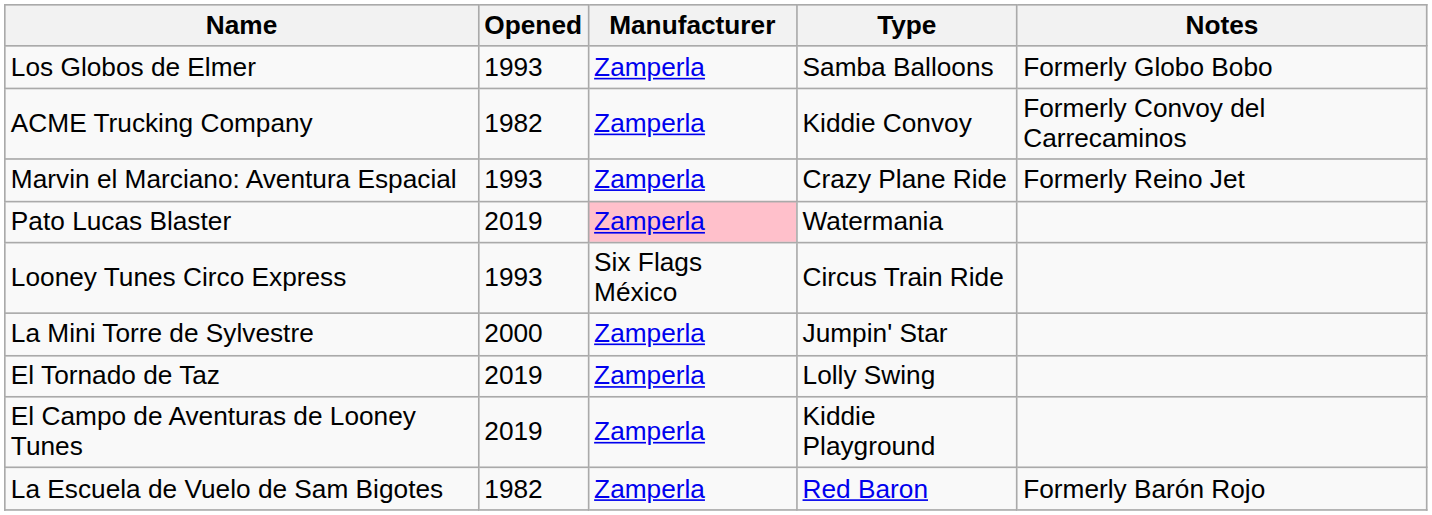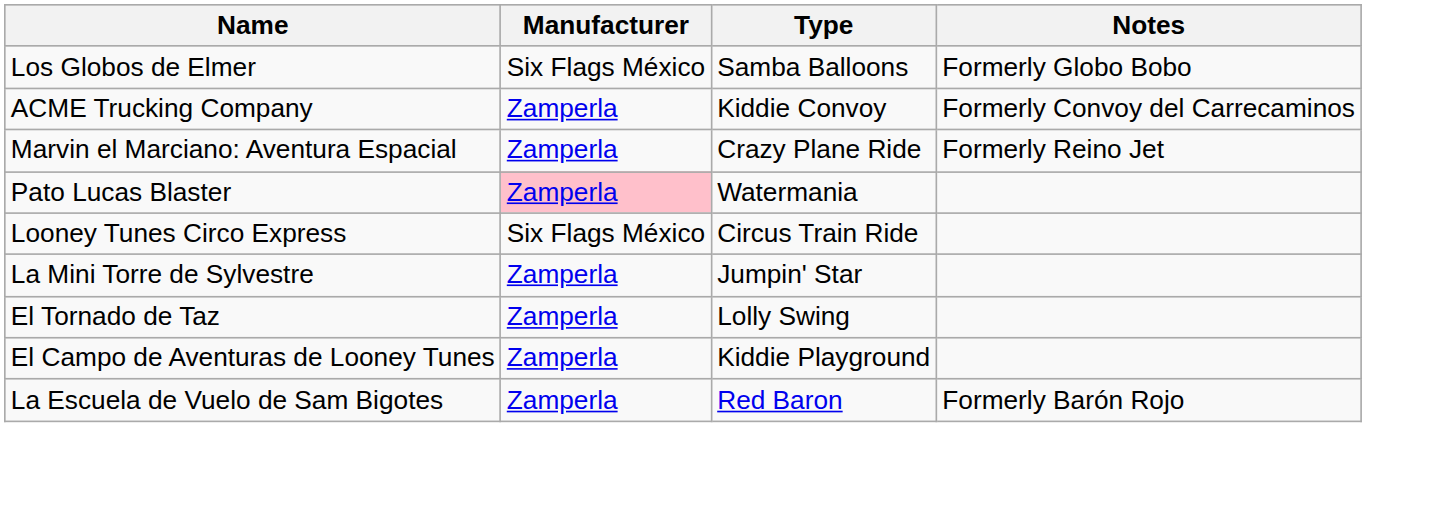- column: (533, 25)
(650, 66) Zamperla -> (606, 66) Six Flags México
